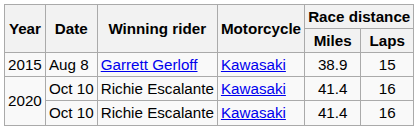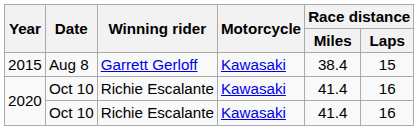(333, 65) 38.9 -> (333, 65) 38.4
